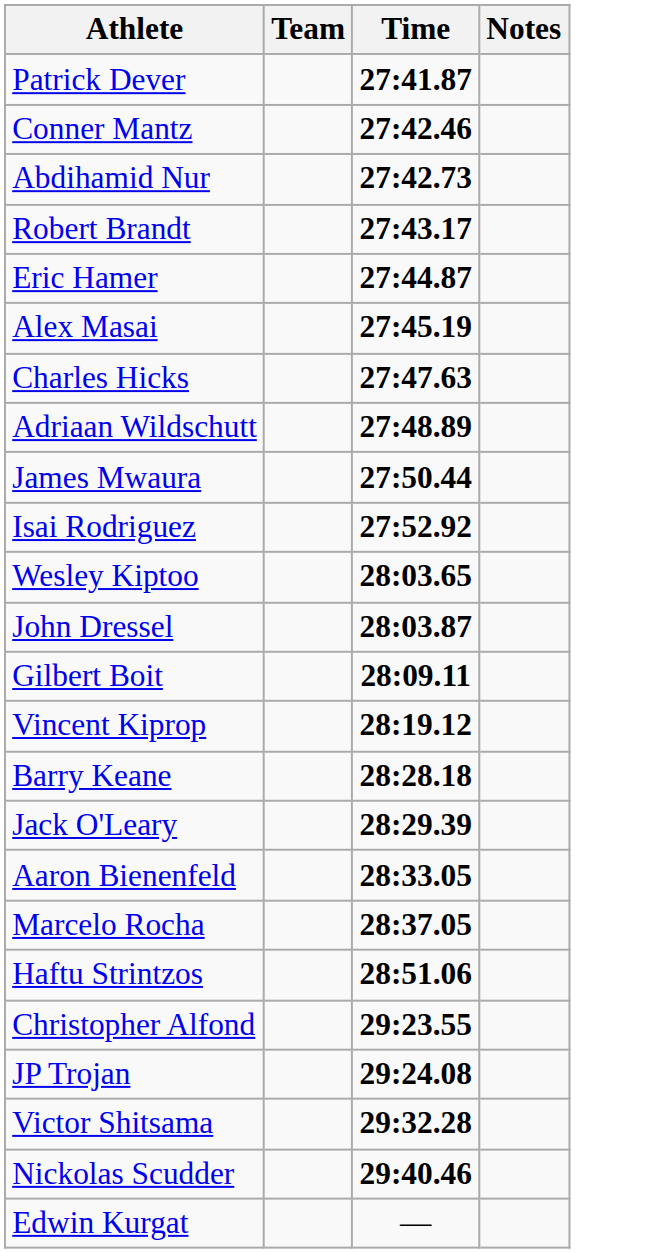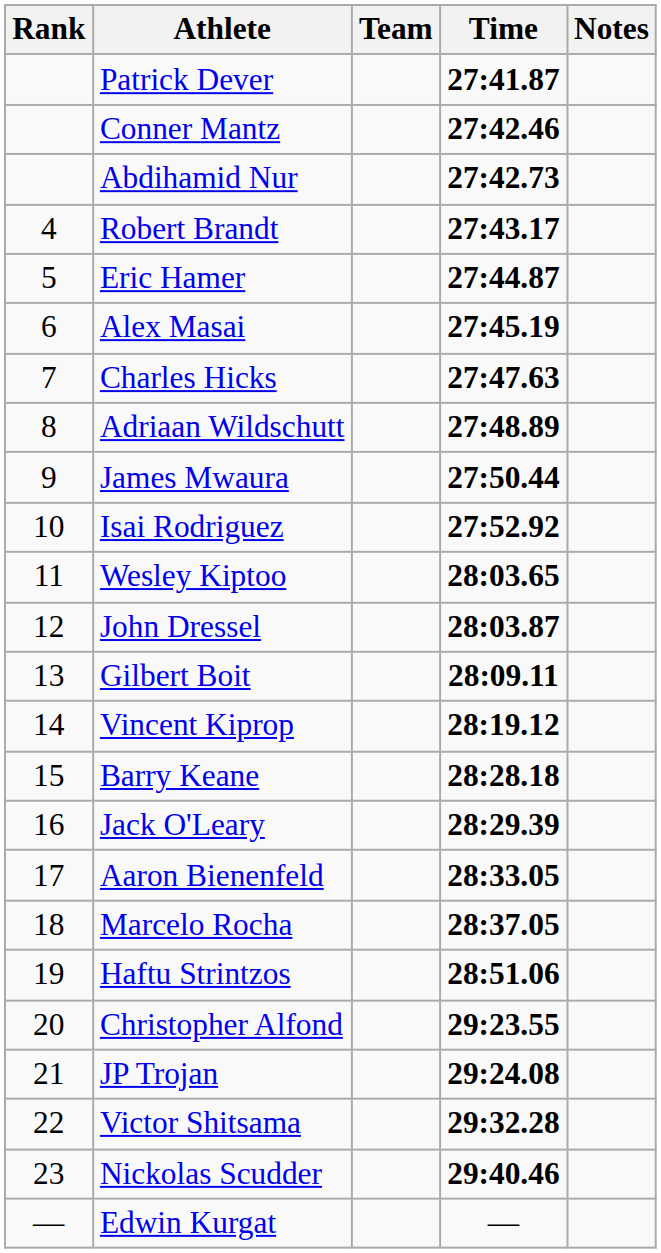+ column: (49, 29)
